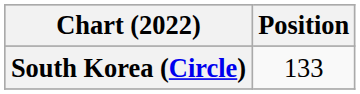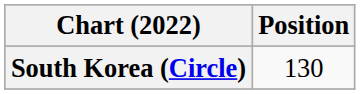(304, 67) 133 -> (304, 67) 130
